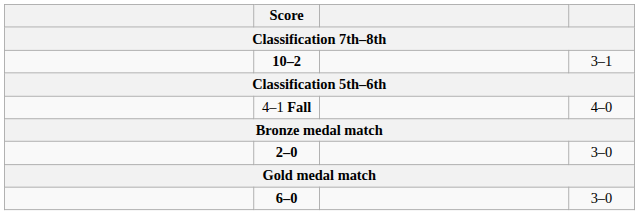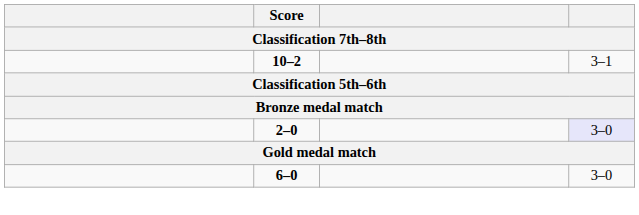- row: (287, 107)
(601, 152) no background -> (601, 130) lavender background
